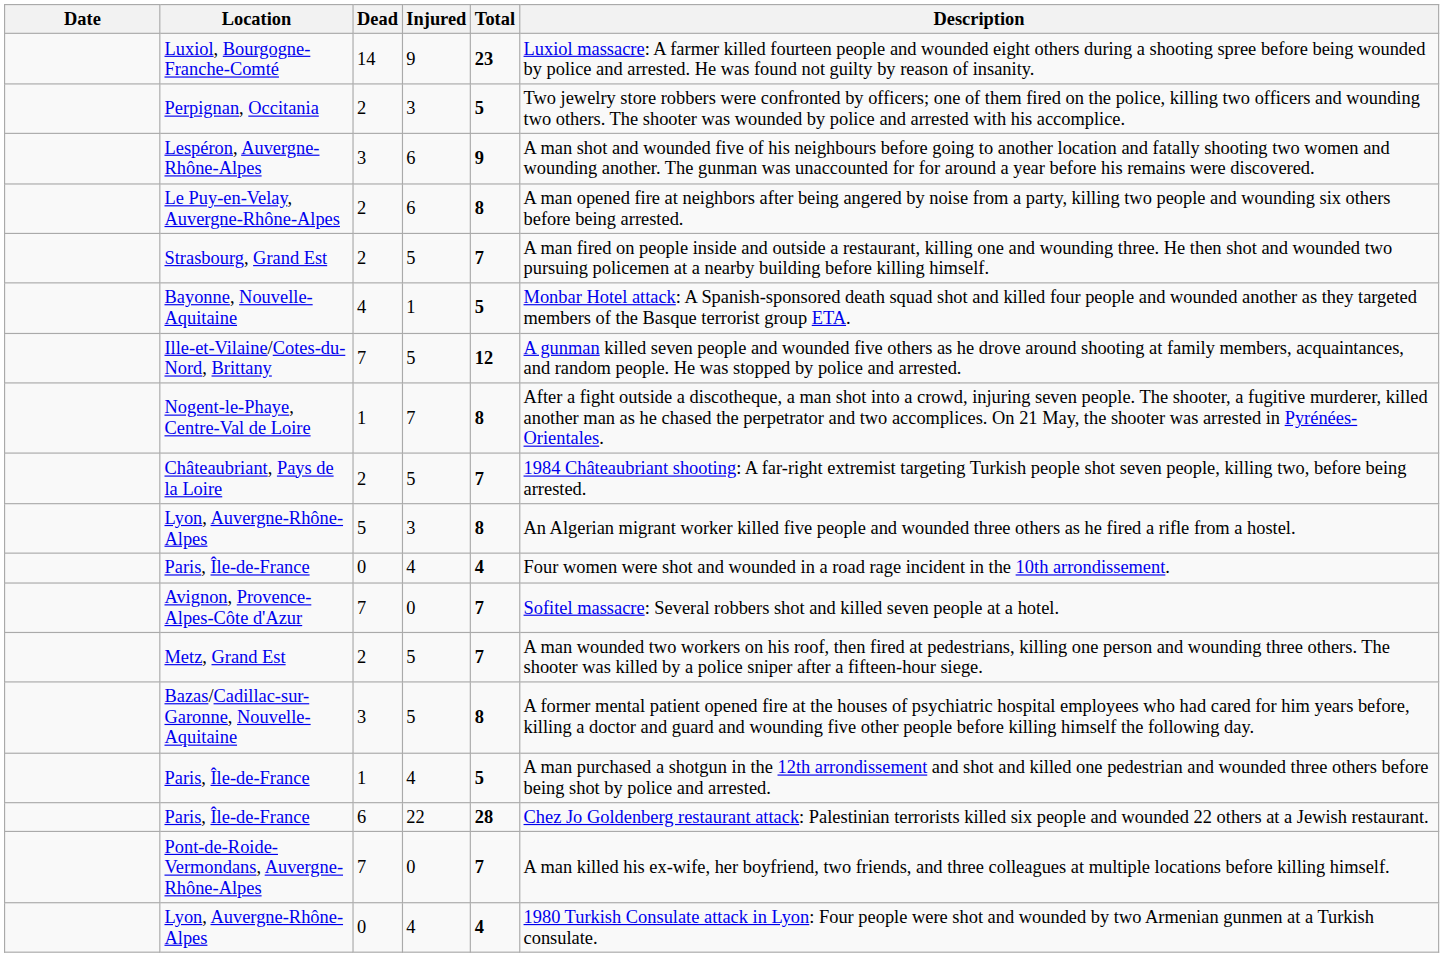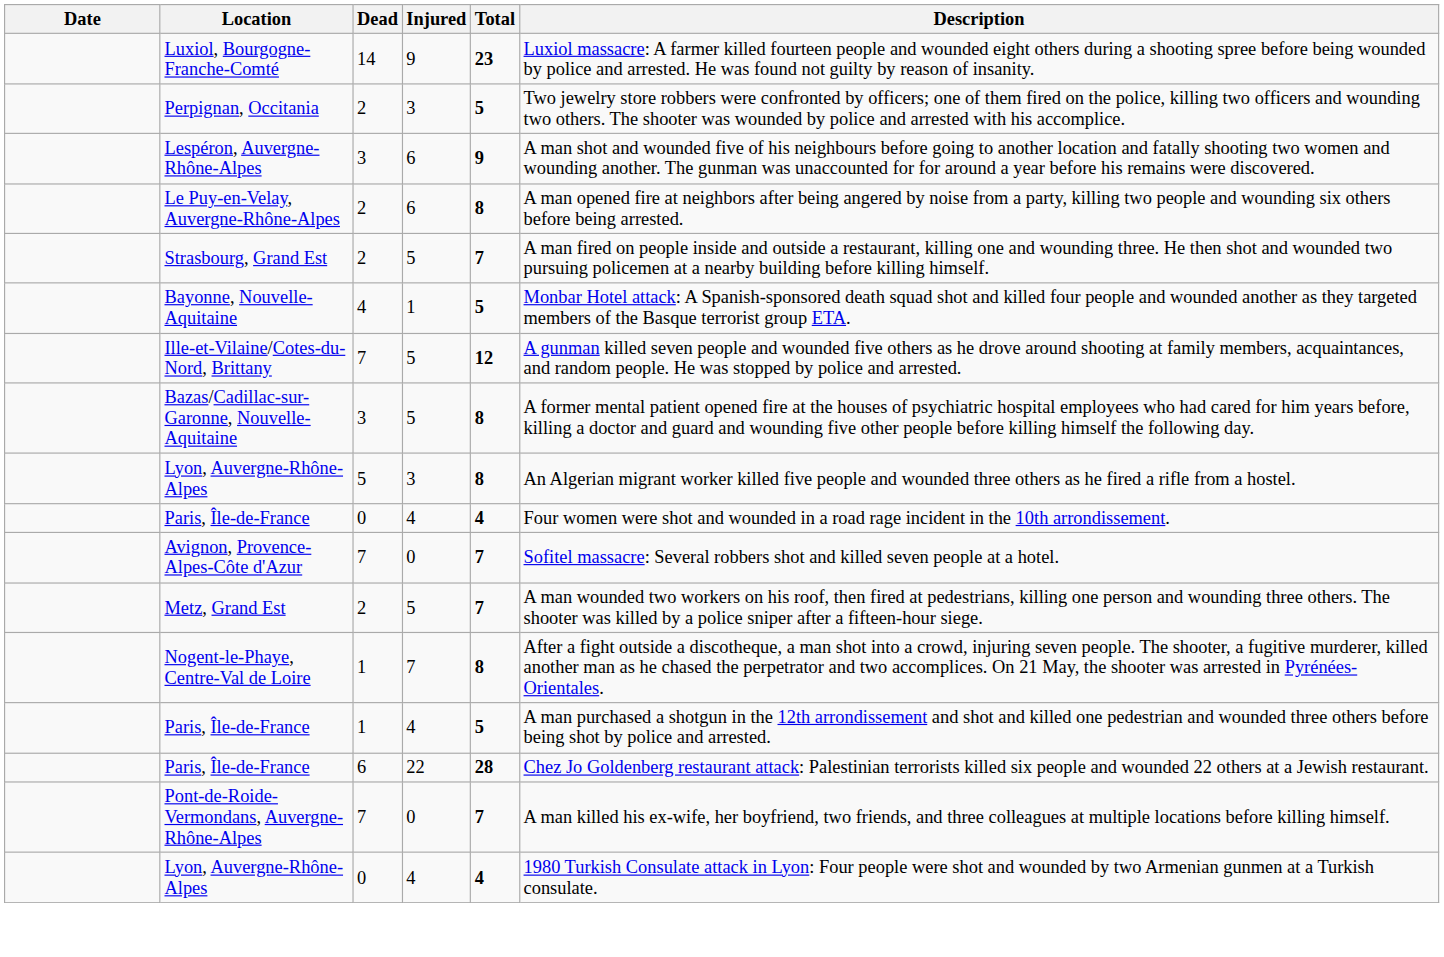rows swapped: (238, 418) <-> (238, 717)
- row: (249, 478)
